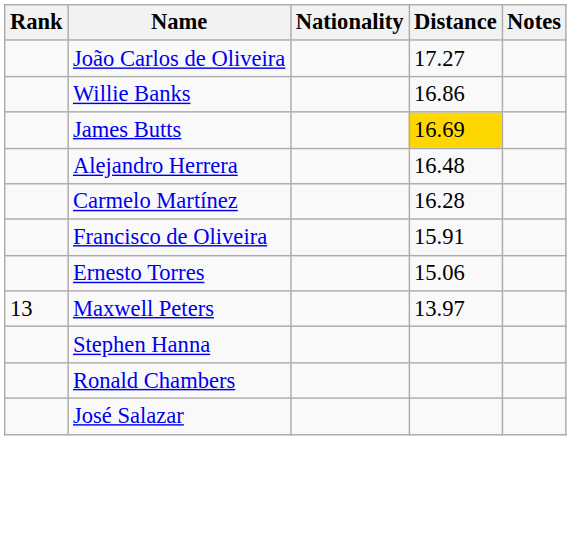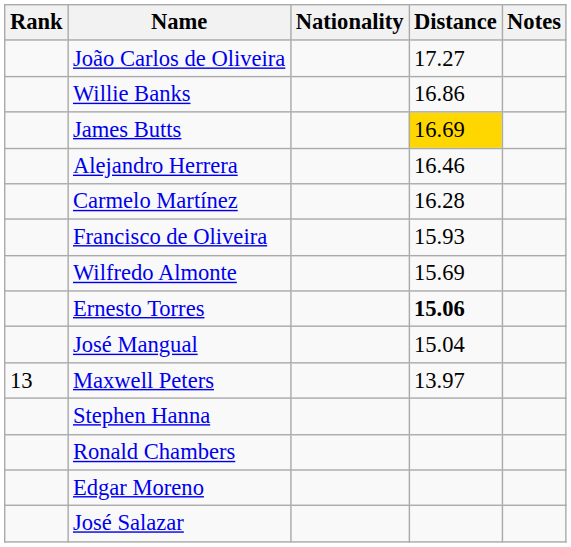(439, 165) 16.48 -> (439, 165) 16.46
(439, 237) 15.91 -> (439, 237) 15.93
+ row: (155, 272)
(439, 272) normal -> (439, 308) bold
+ row: (135, 344)
+ row: (138, 487)
